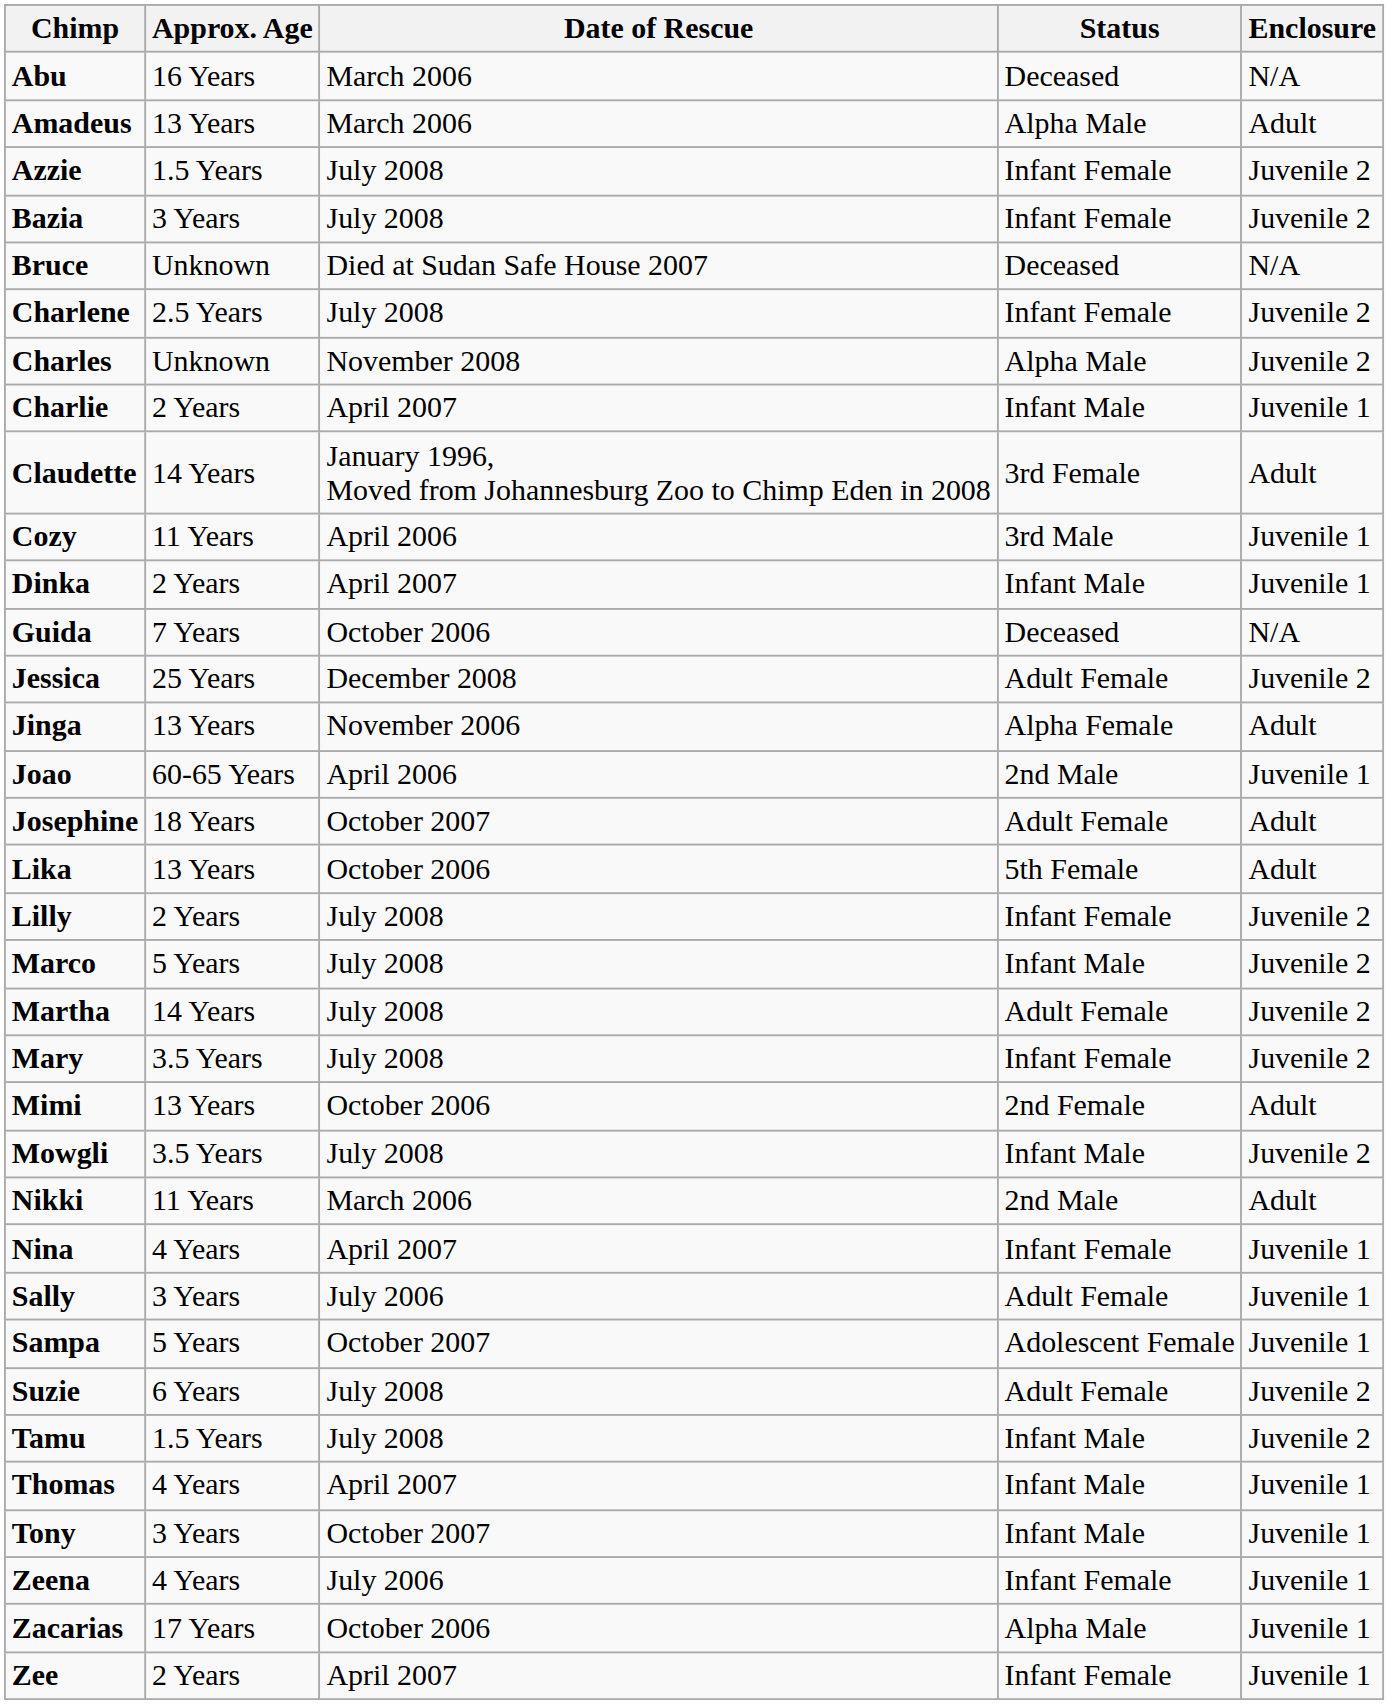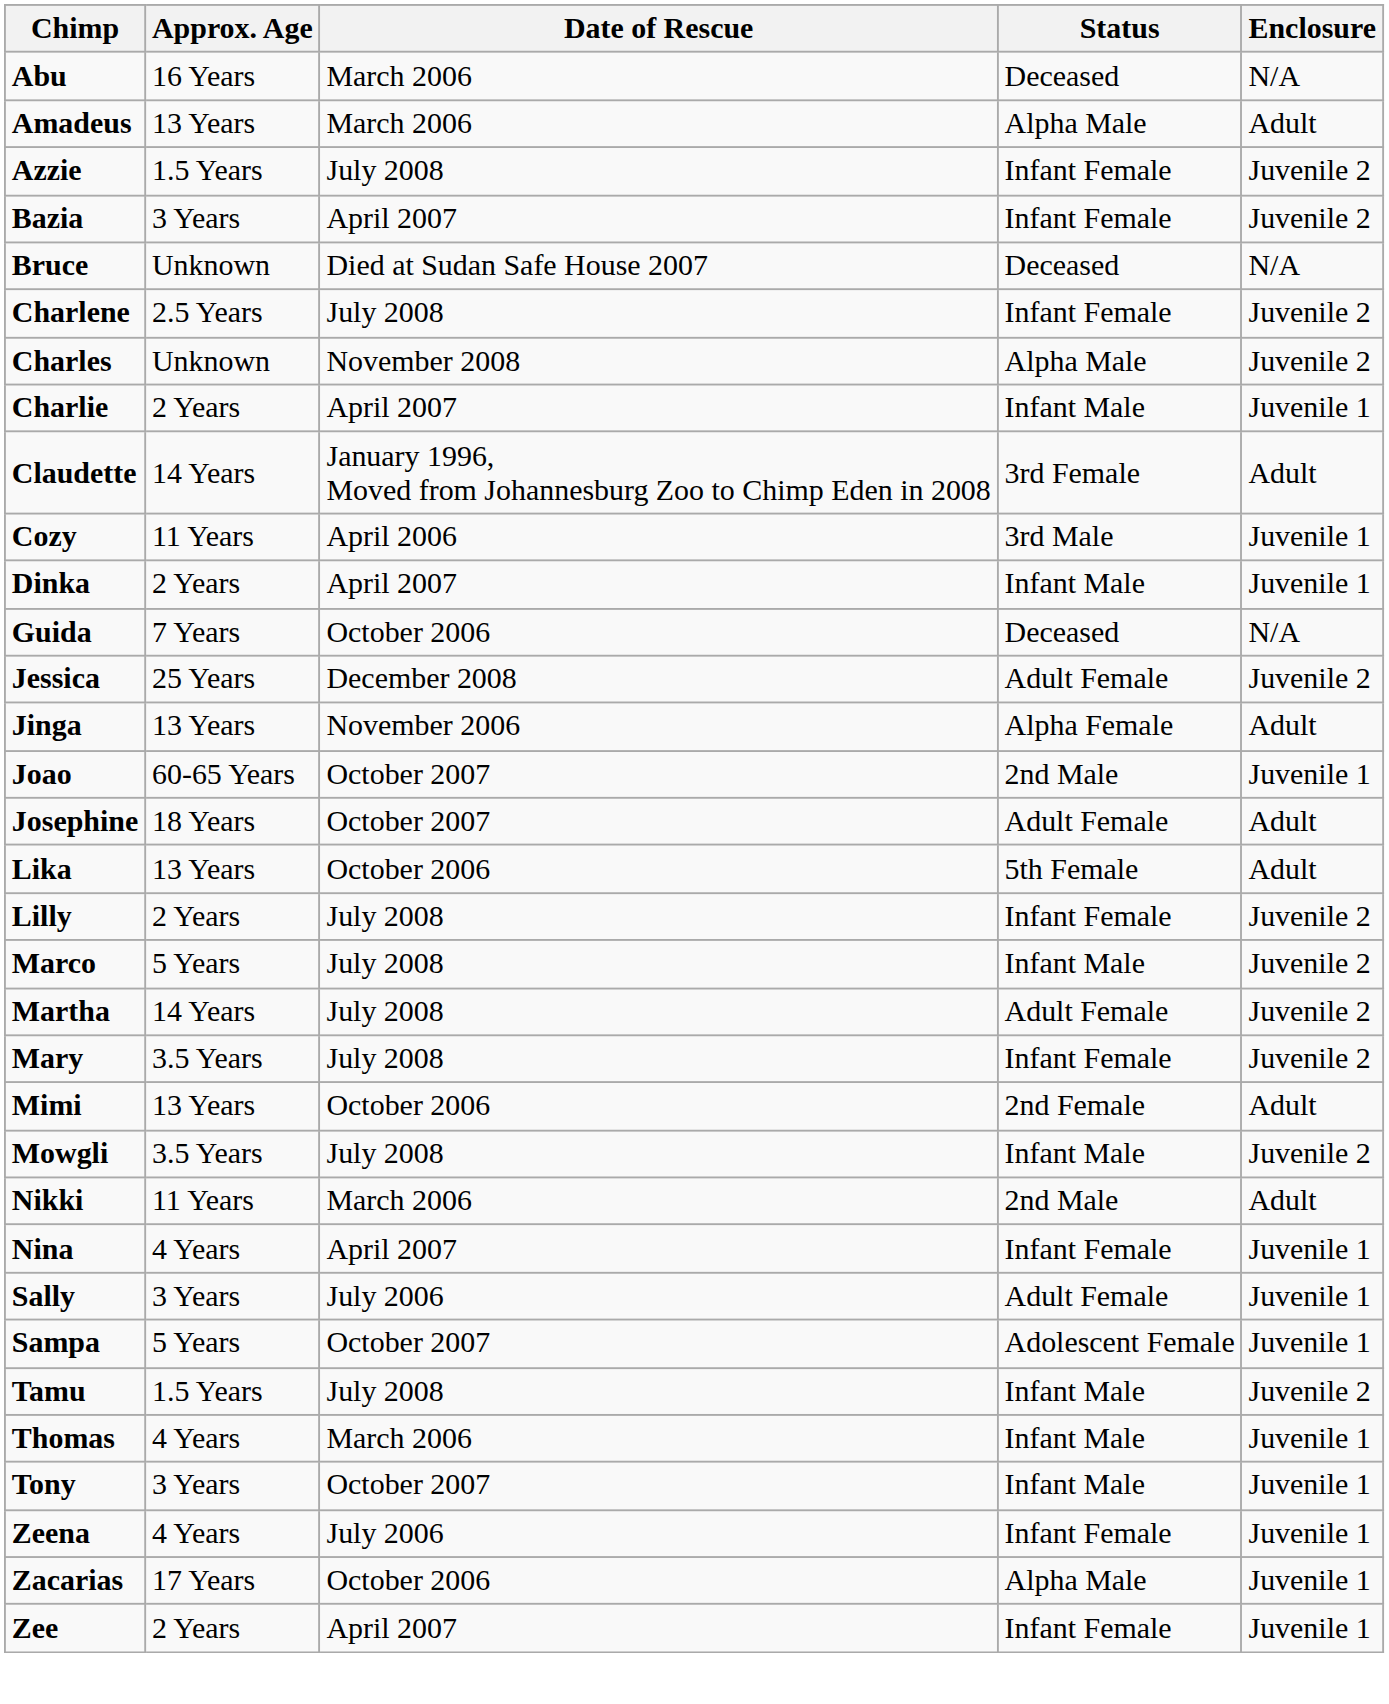(385, 218) July 2008 -> (392, 218) April 2007
(392, 773) April 2006 -> (408, 773) October 2007
- row: (46, 1390)
(392, 1485) April 2007 -> (399, 1437) March 2006
